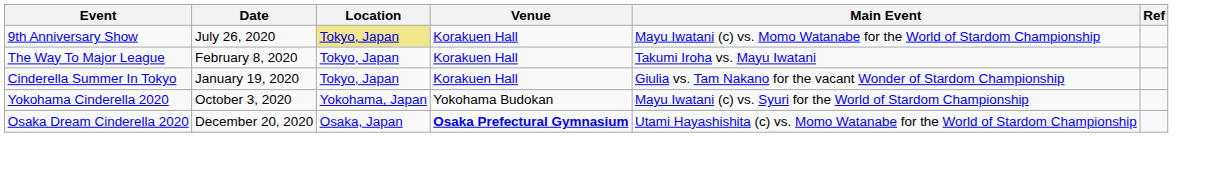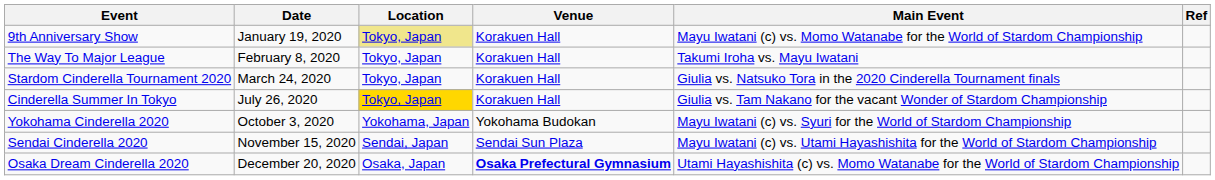(235, 36) July 26, 2020 -> (290, 36) January 19, 2020
+ row: (119, 78)
(247, 78) January 19, 2020 -> (278, 100) July 26, 2020
(359, 78) no background -> (402, 100) gold background
+ row: (78, 142)
